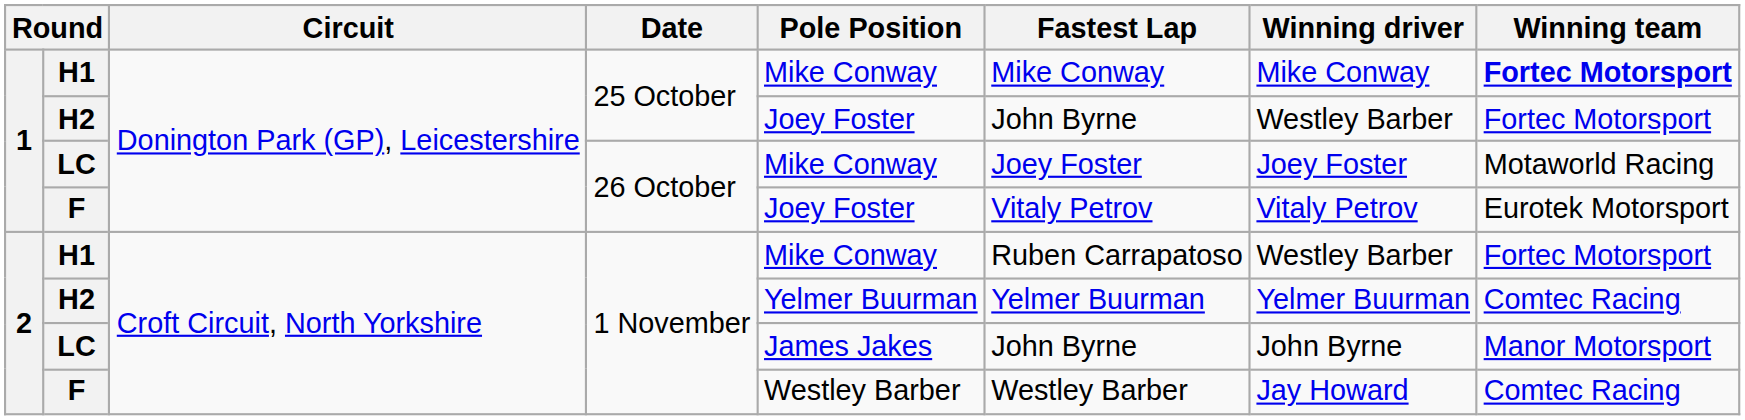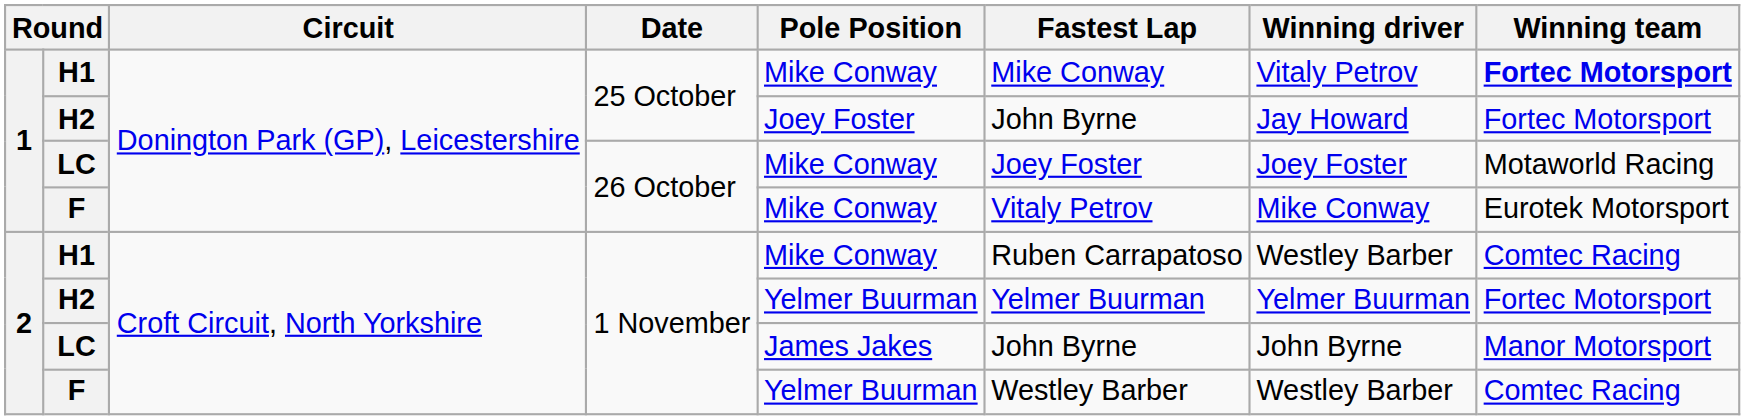(1343, 73) Mike Conway -> (1337, 73) Vitaly Petrov
(1355, 118) Westley Barber -> (1333, 118) Jay Howard
(839, 209) Joey Foster -> (851, 209) Mike Conway
(1337, 209) Vitaly Petrov -> (1343, 209) Mike Conway
(1597, 255) Fortec Motorsport -> (1582, 255) Comtec Racing
(1582, 300) Comtec Racing -> (1597, 300) Fortec Motorsport
(862, 391) Westley Barber -> (871, 391) Yelmer Buurman
(1333, 391) Jay Howard -> (1355, 391) Westley Barber
